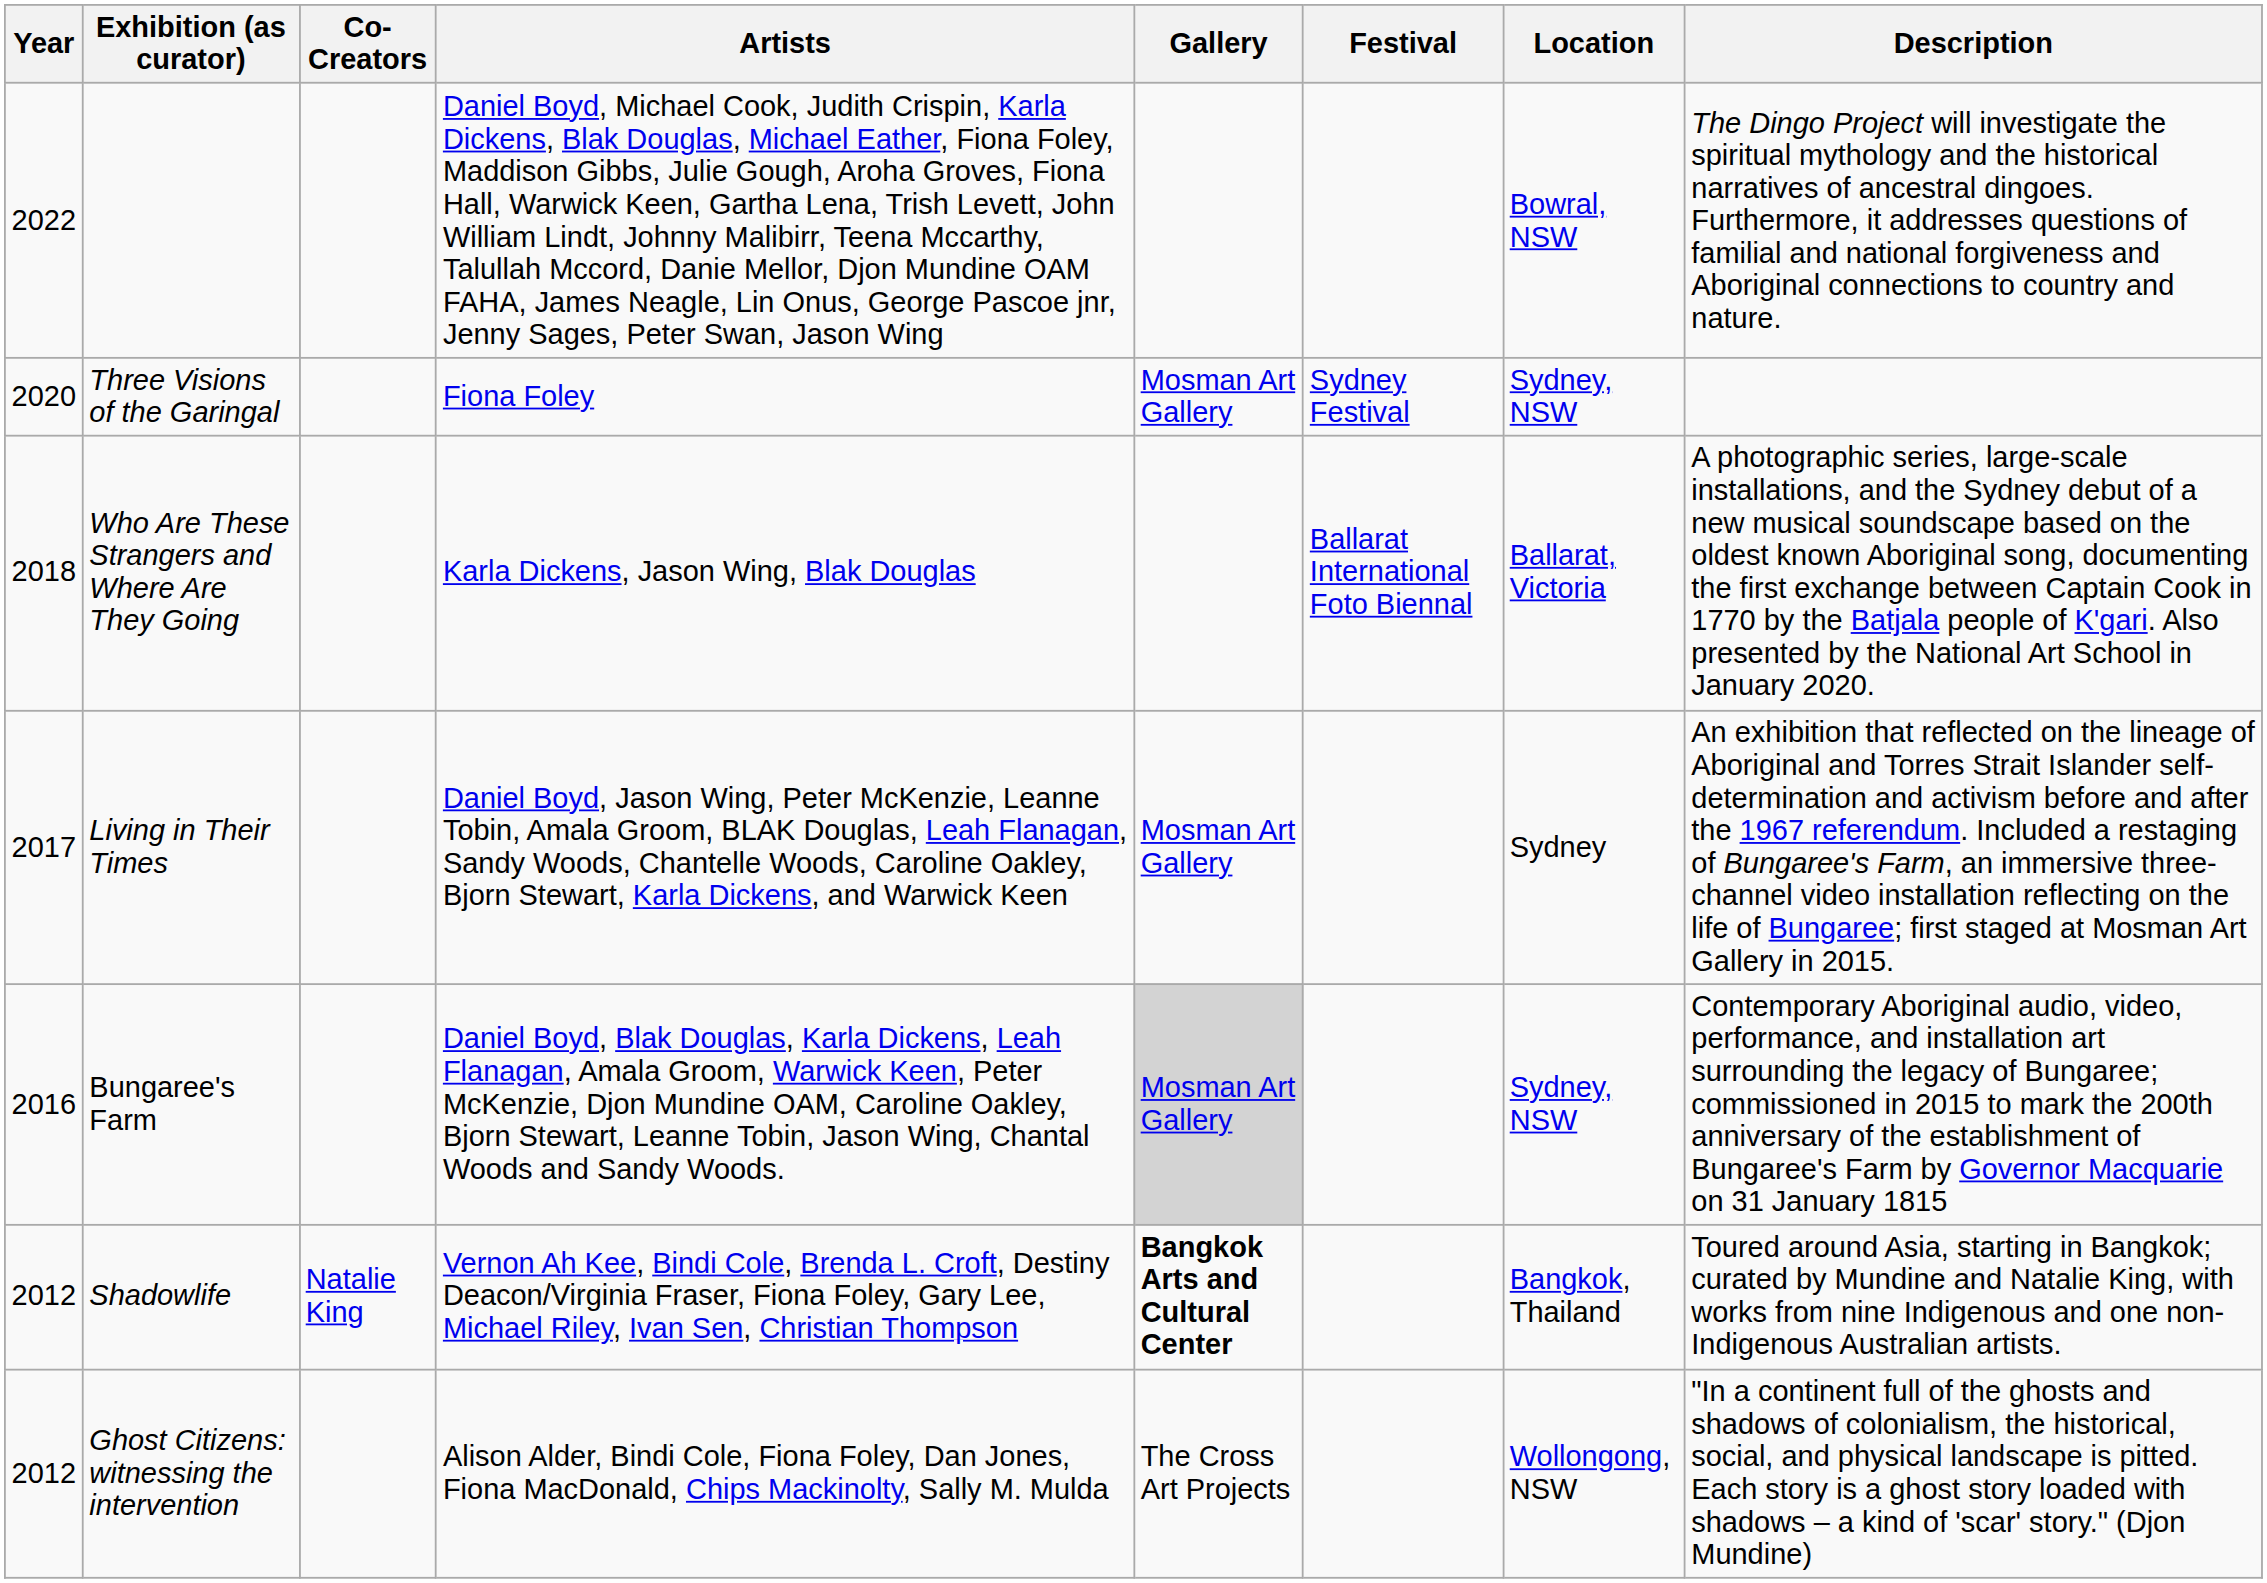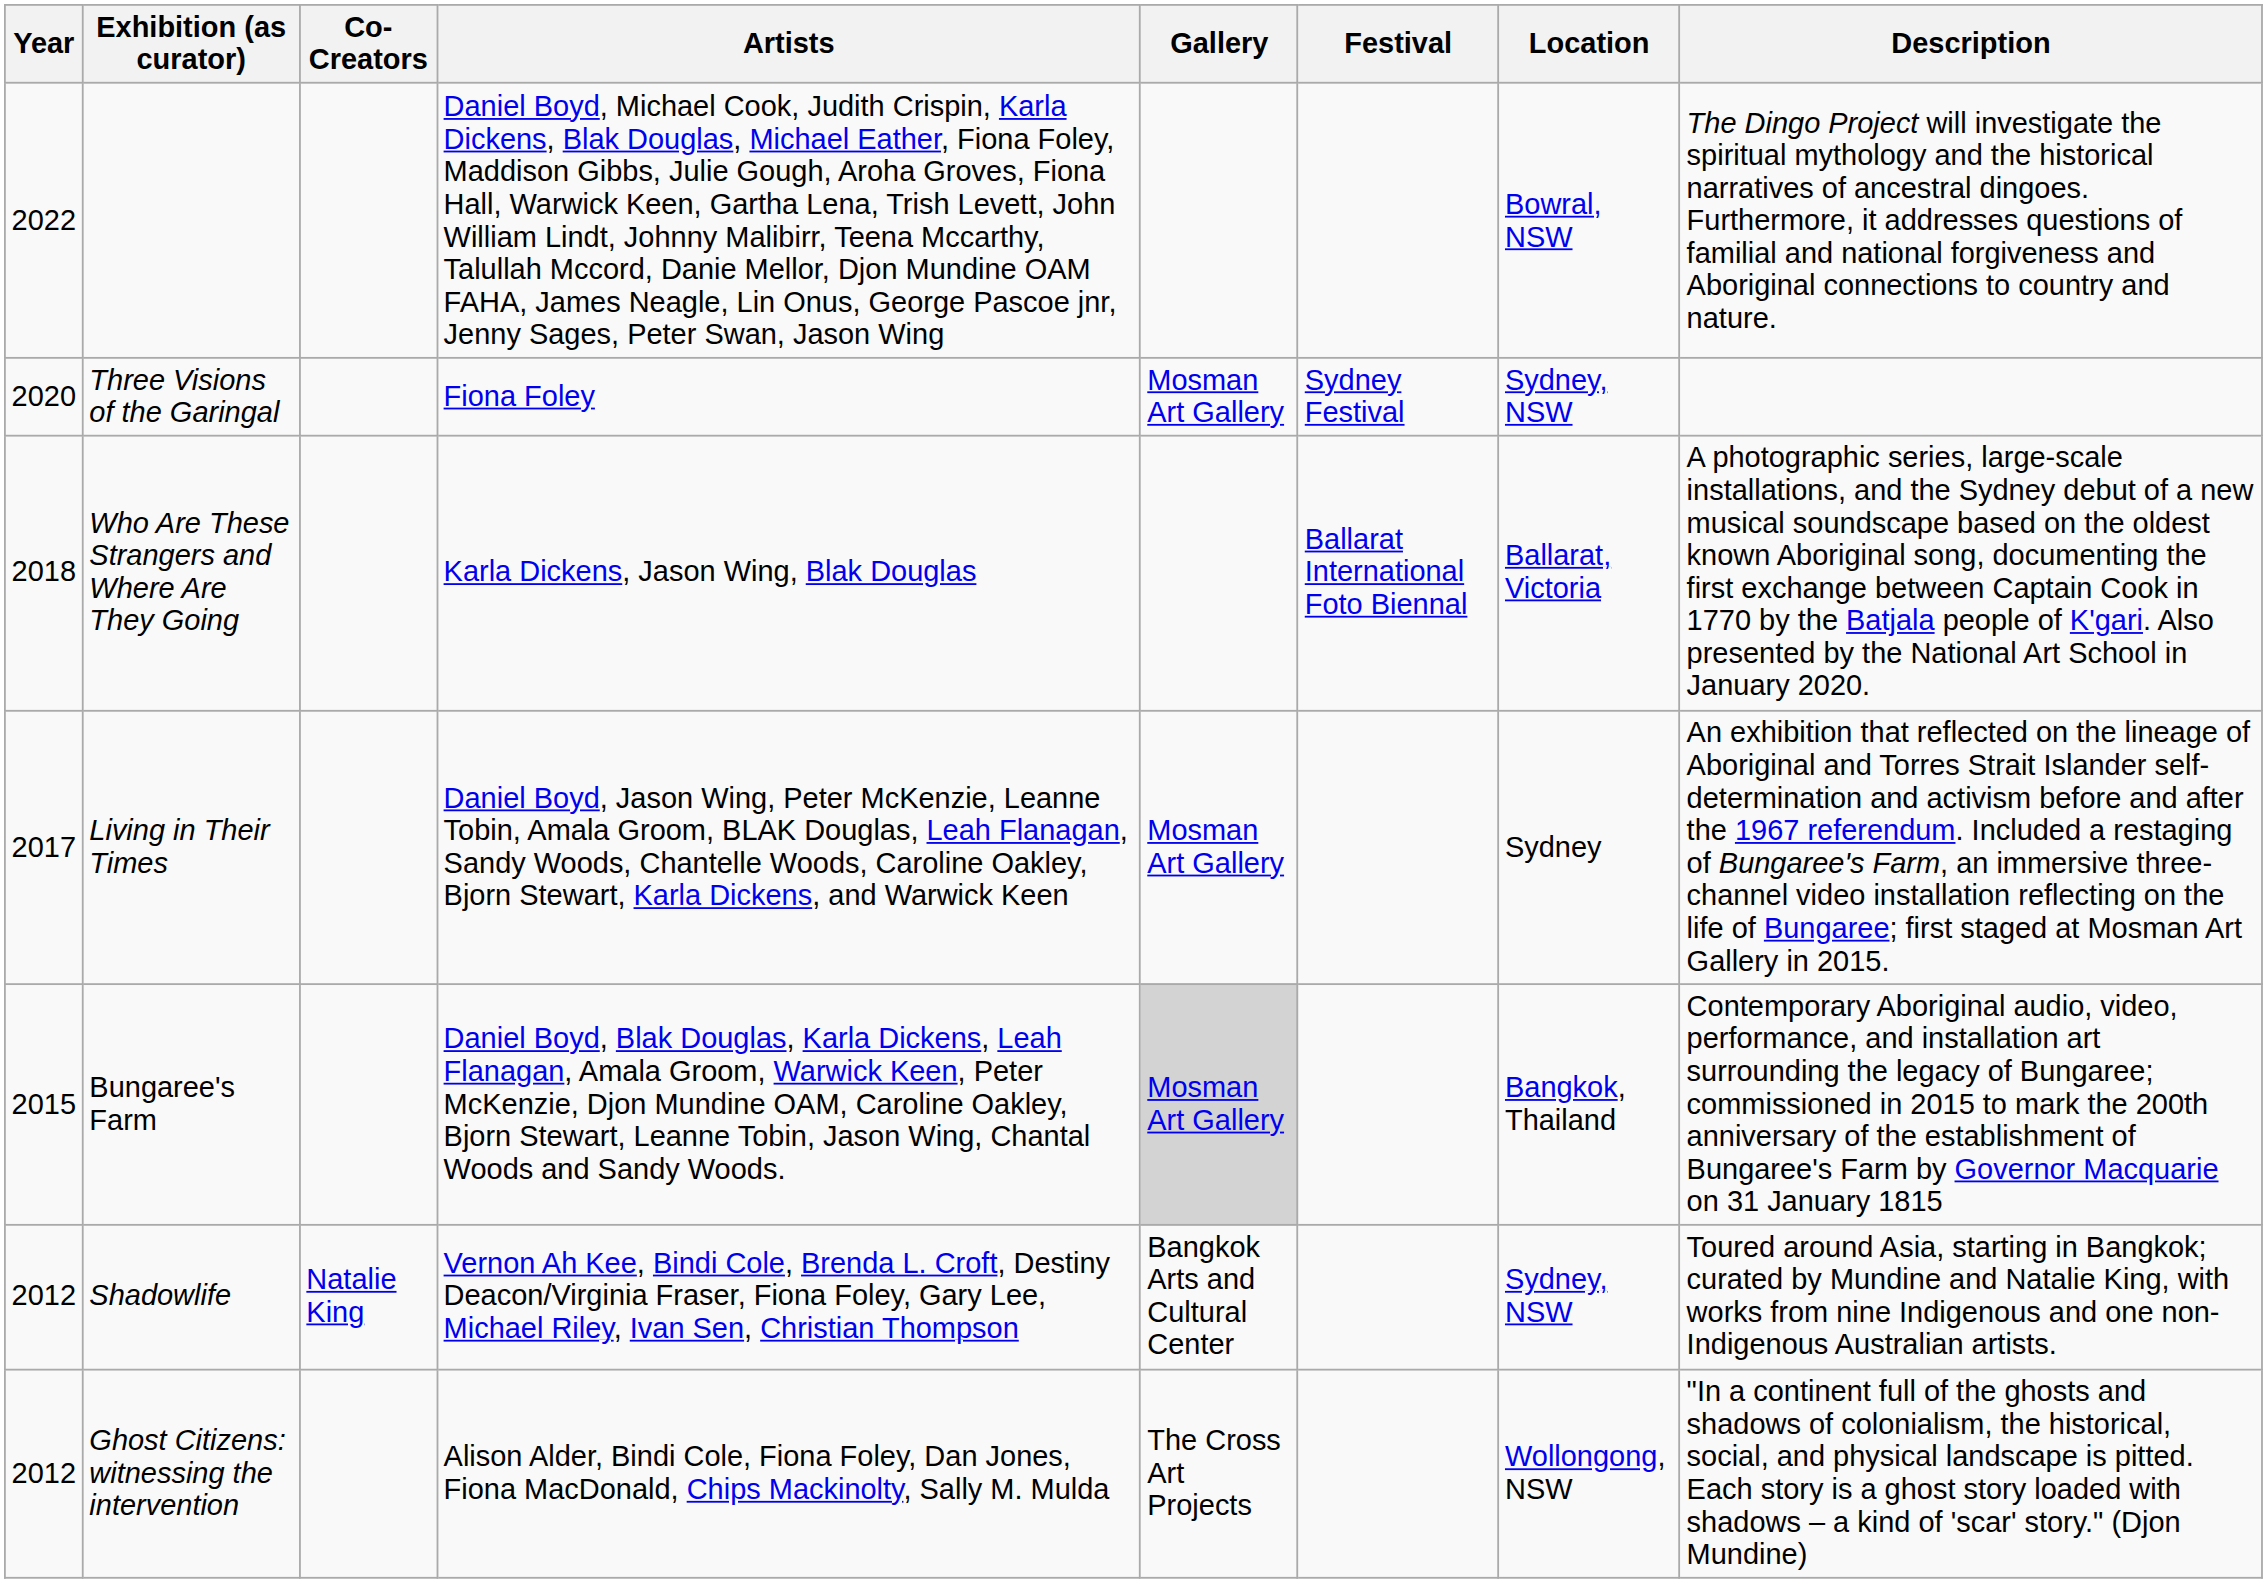(44, 1104) 2016 -> (44, 1104) 2015
(1561, 1104) Sydney, NSW -> (1565, 1104) Bangkok, Thailand
(1202, 1296) bold -> (1204, 1296) normal
(1570, 1296) Bangkok, Thailand -> (1556, 1296) Sydney, NSW
